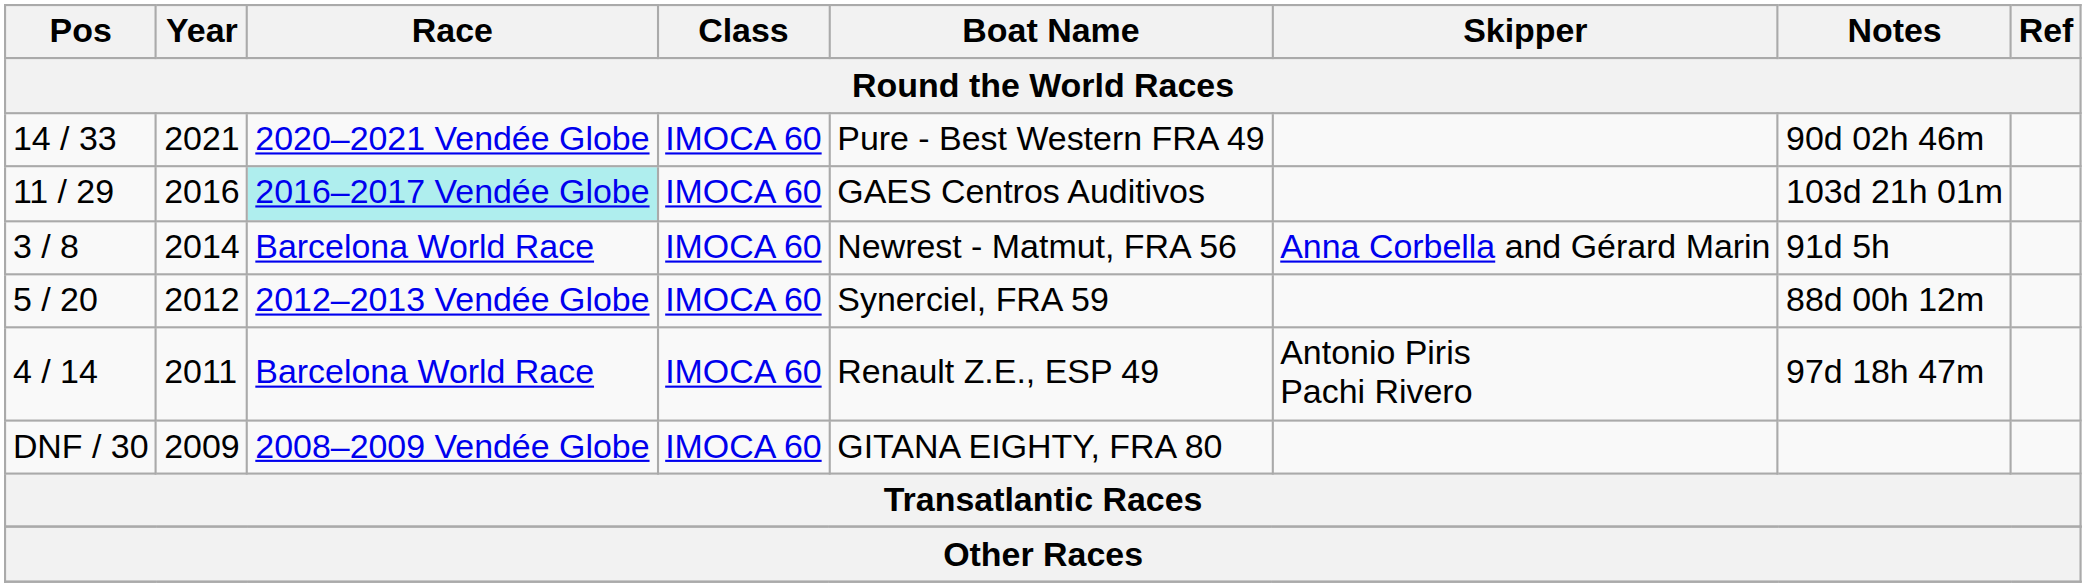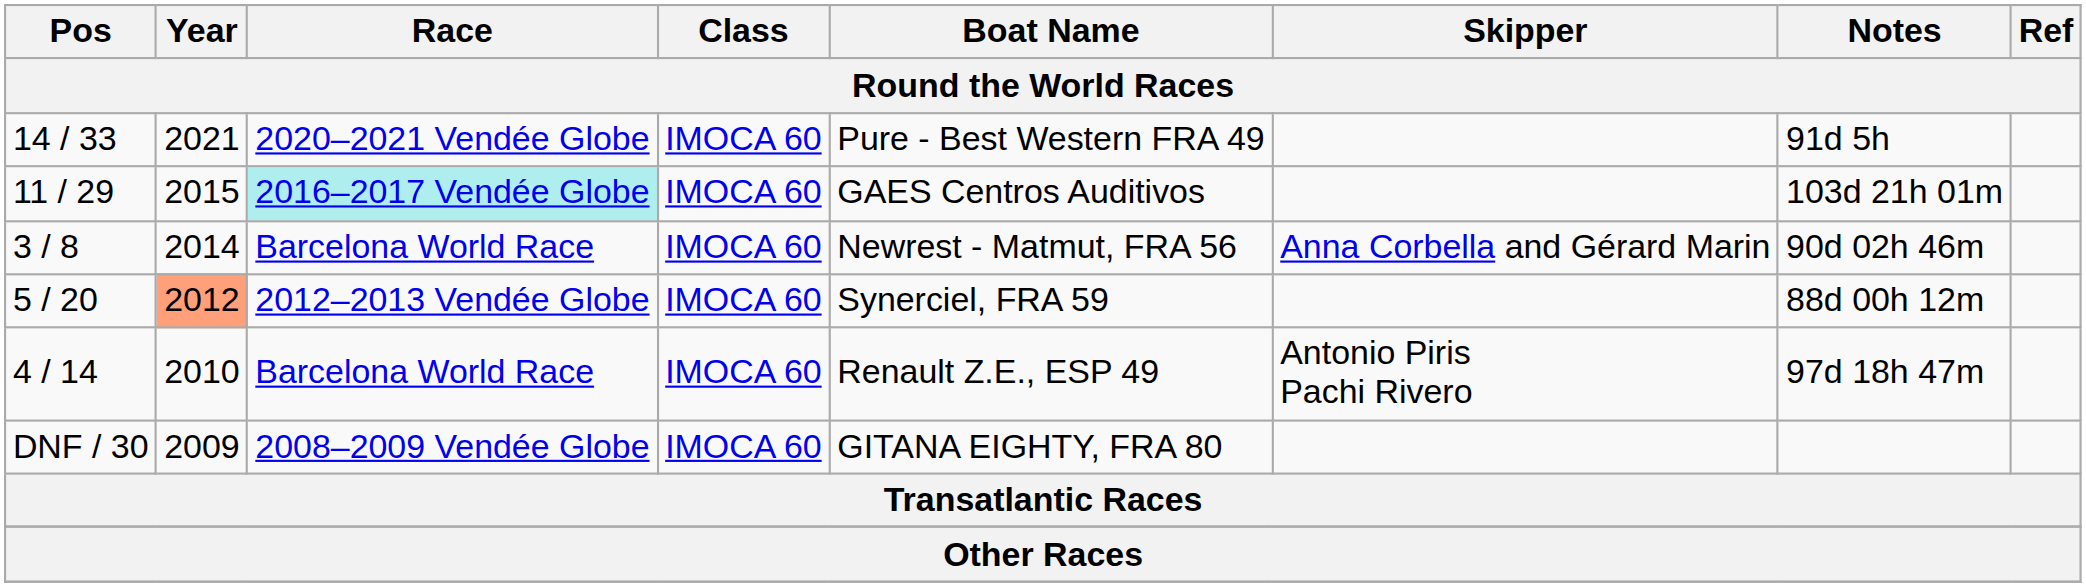(1885, 138) 90d 02h 46m -> (1838, 138) 91d 5h
(202, 192) 2016 -> (202, 192) 2015
(1838, 246) 91d 5h -> (1885, 246) 90d 02h 46m
(202, 300) no background -> (202, 300) lightsalmon background
(201, 373) 2011 -> (202, 373) 2010
